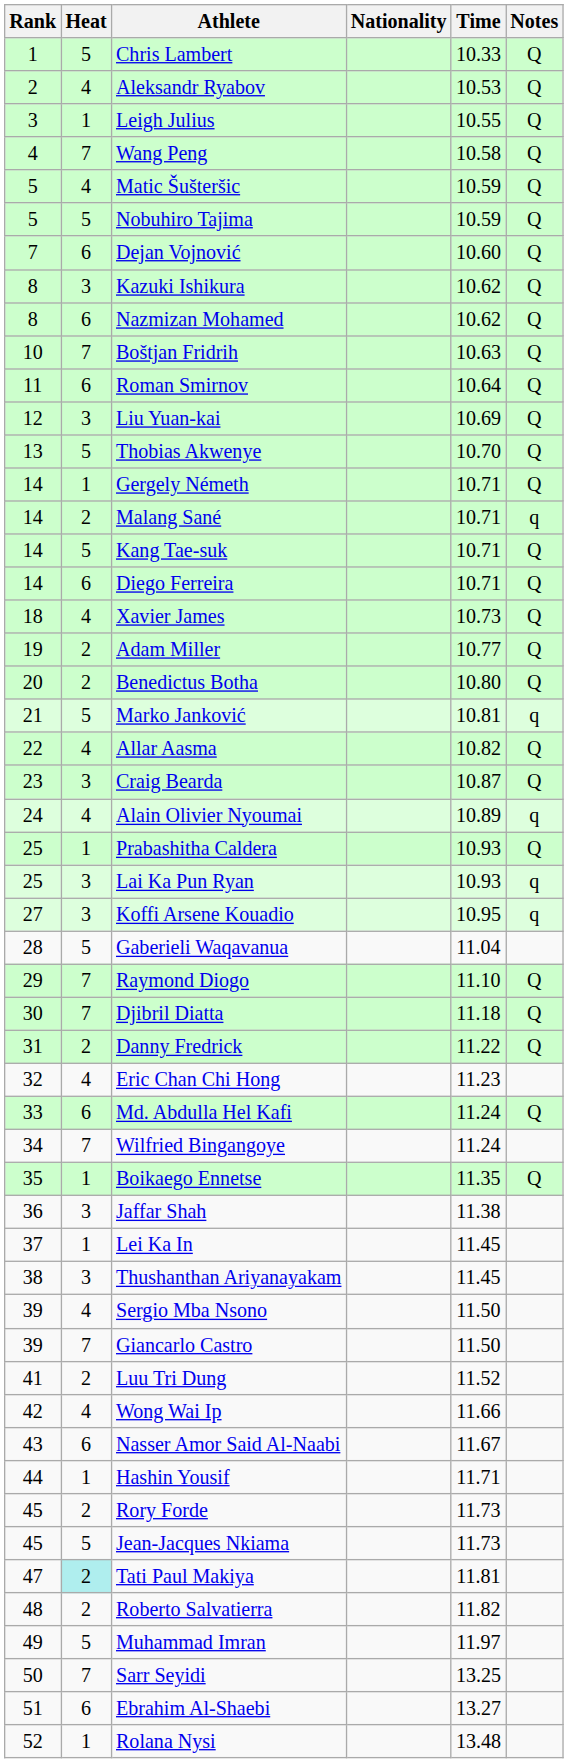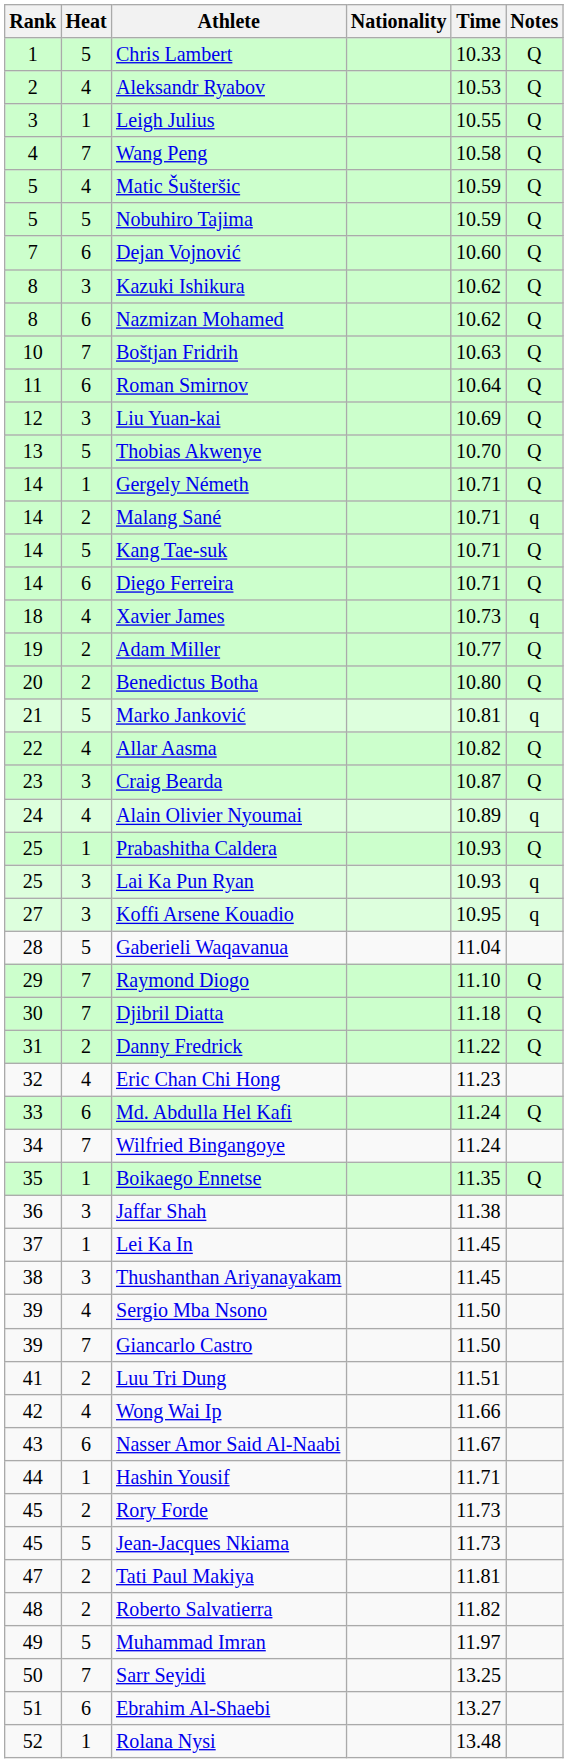(534, 616) Q -> (534, 616) q
(478, 1377) 11.52 -> (478, 1377) 11.51
(86, 1576) paleturquoise background -> (86, 1576) no background
